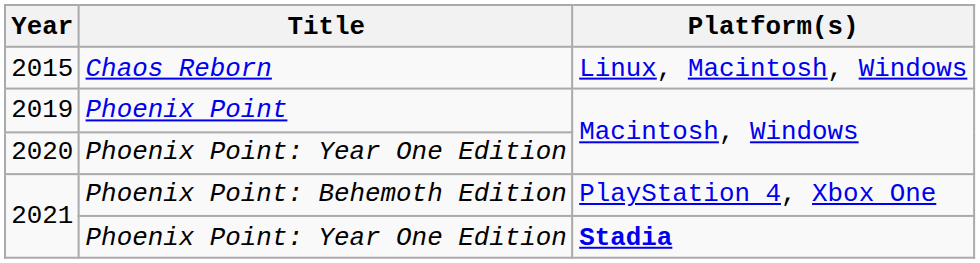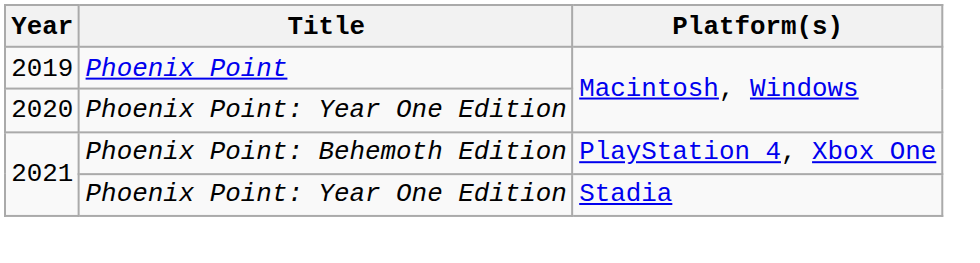- row: (42, 68)
(626, 237) bold -> (626, 195) normal
